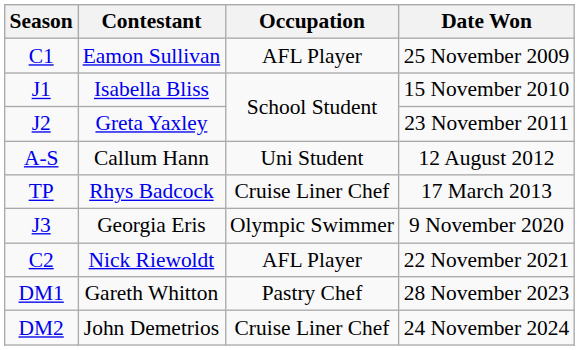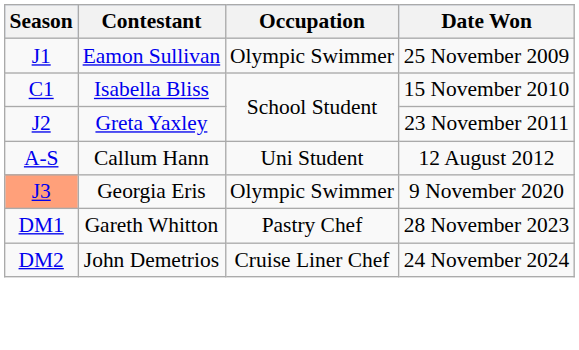(41, 55) C1 -> (41, 55) J1
(312, 55) AFL Player -> (312, 55) Olympic Swimmer
(41, 89) J1 -> (41, 89) C1
- row: (151, 191)
(41, 225) no background -> (41, 191) lightsalmon background
- row: (151, 259)
